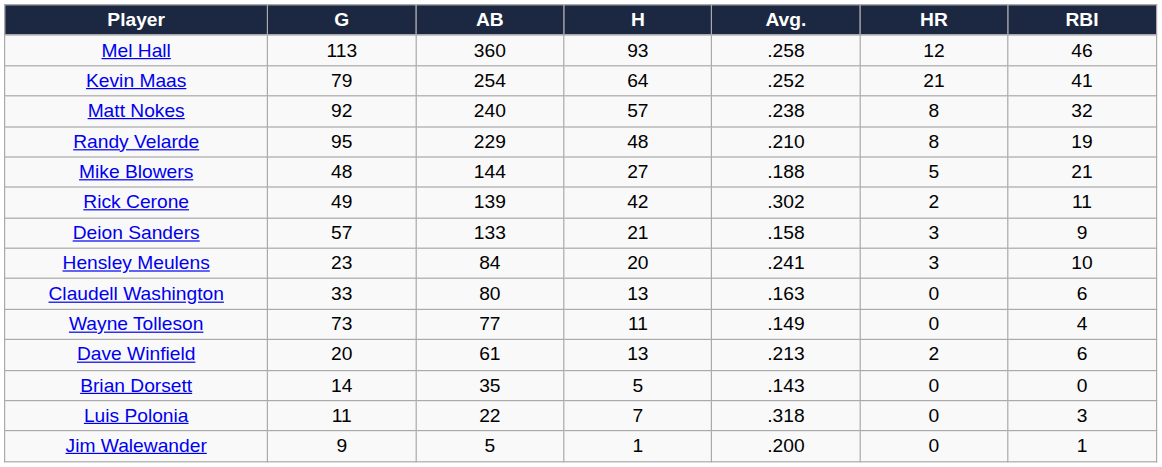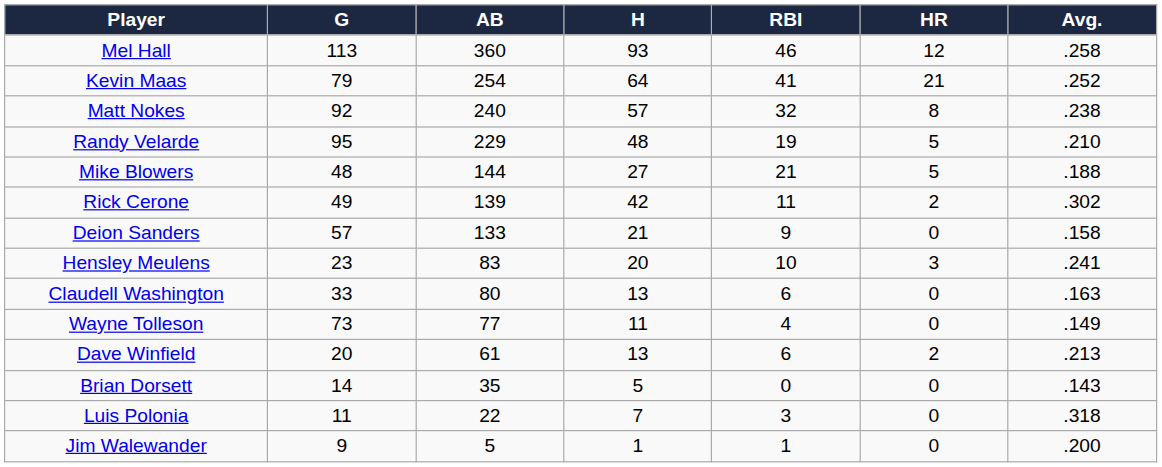columns swapped: (786, 19) <-> (1082, 19)
(934, 141) 8 -> (934, 141) 5
(934, 232) 3 -> (934, 232) 0
(490, 263) 84 -> (490, 263) 83
